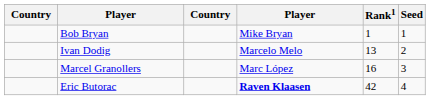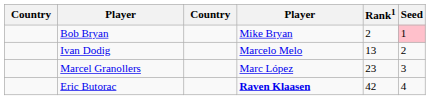(368, 33) 1 -> (368, 33) 2
(404, 33) no background -> (404, 33) pink background
(371, 68) 16 -> (371, 68) 23
